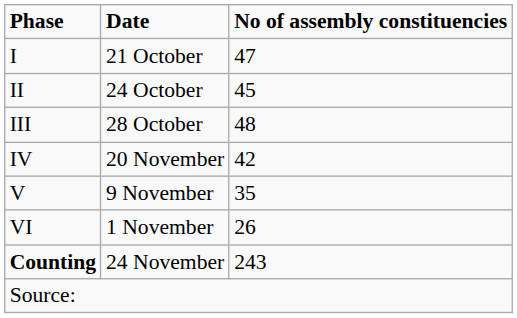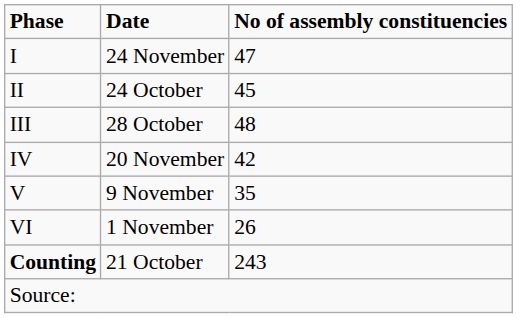(154, 55) 21 October -> (165, 55) 24 November
(165, 261) 24 November -> (154, 261) 21 October
